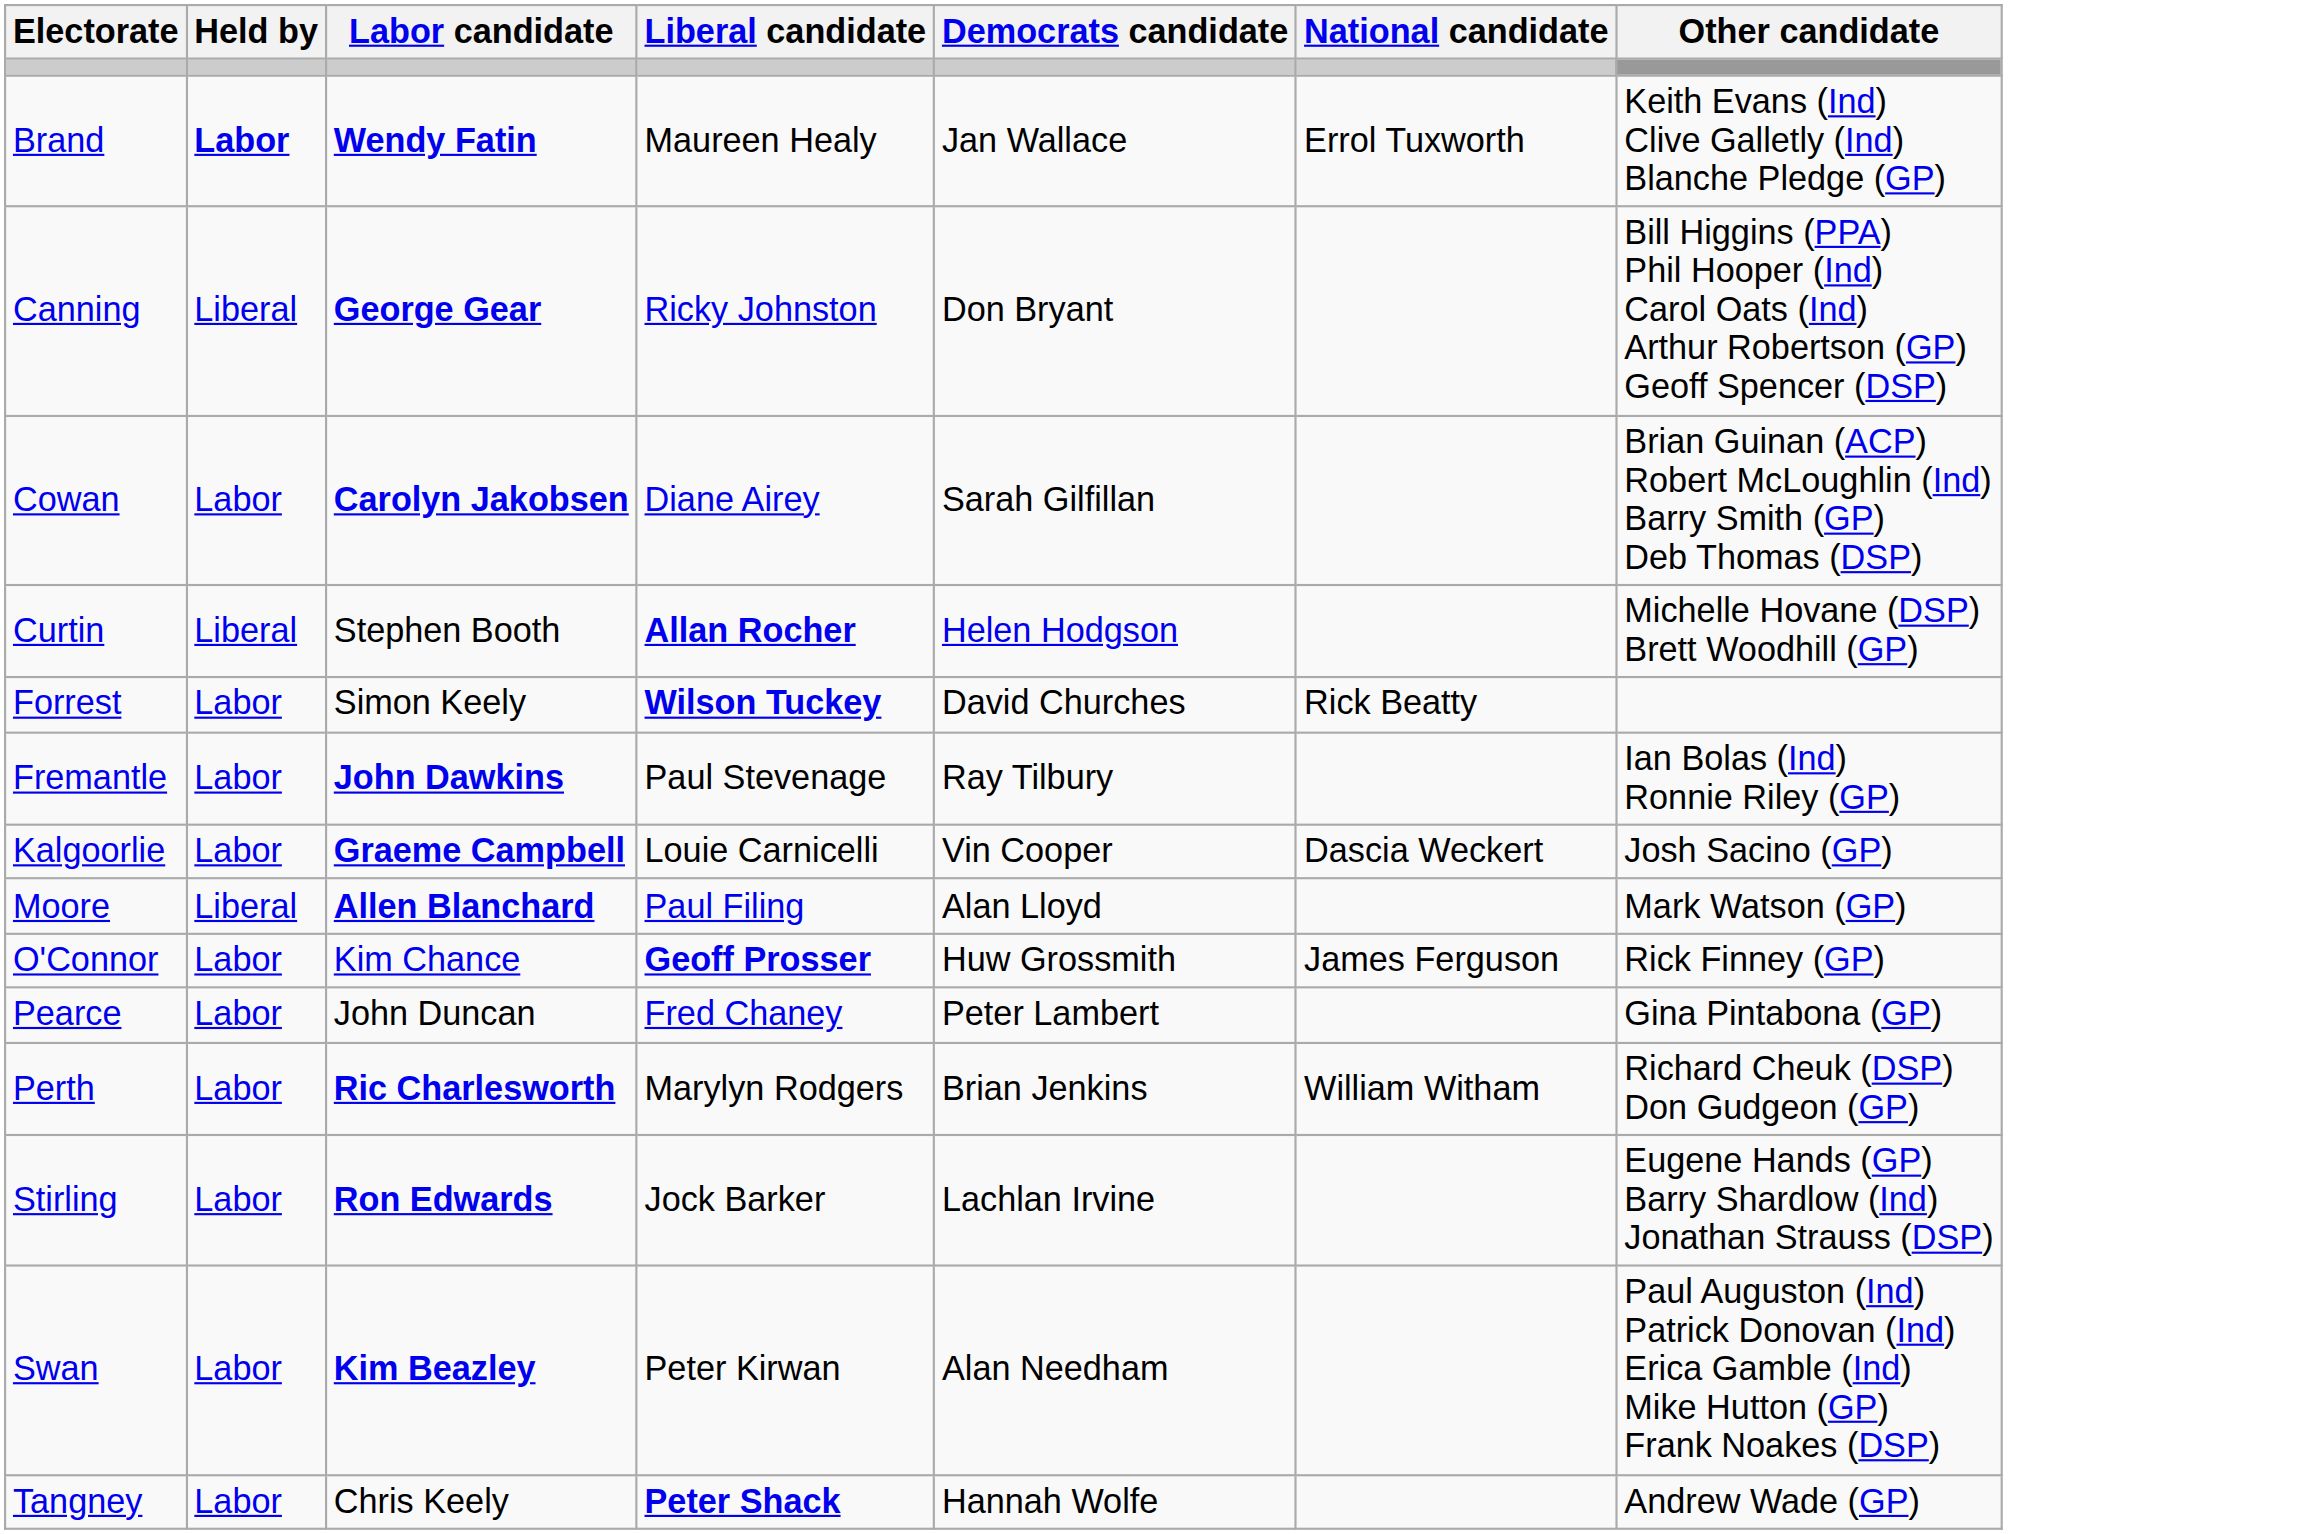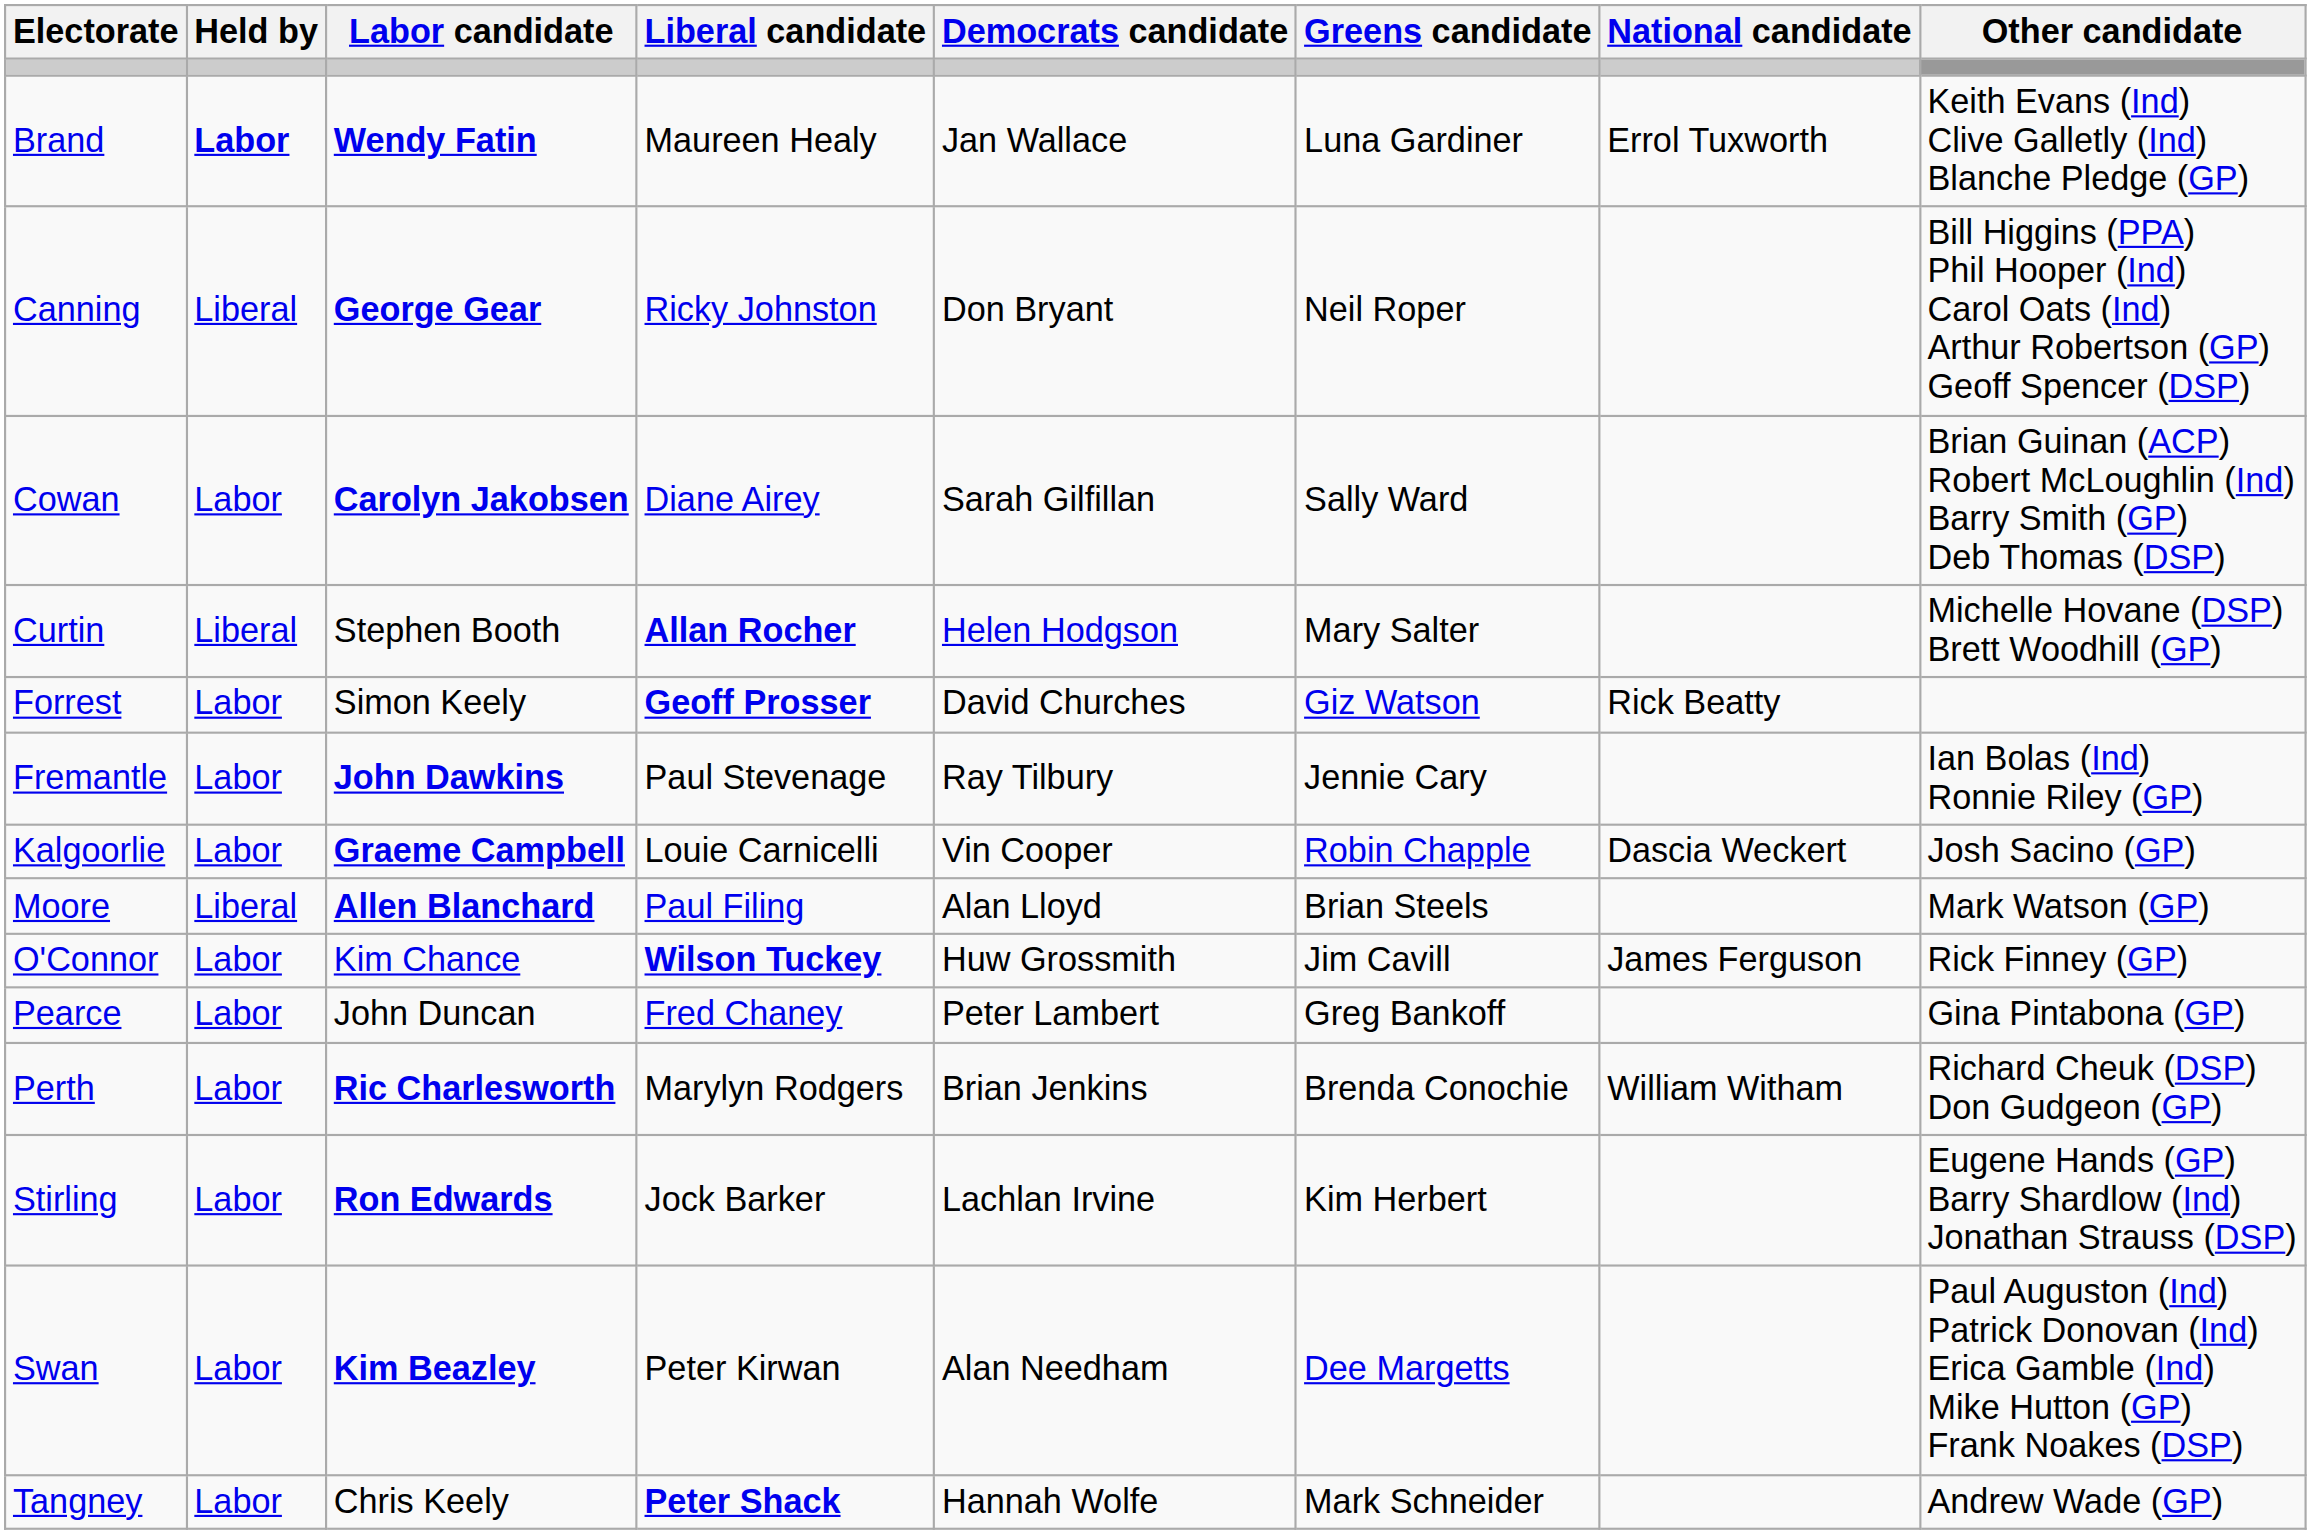+ column: (1448, 31)
(763, 704) Wilson Tuckey -> (758, 704) Geoff Prosser
(758, 959) Geoff Prosser -> (763, 959) Wilson Tuckey
